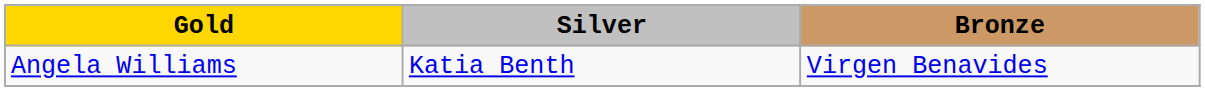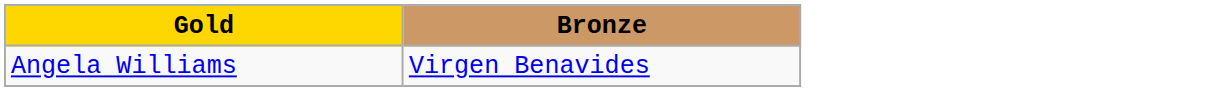- column: (602, 25)
